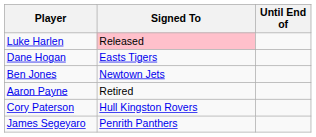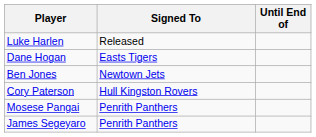(122, 41) pink background -> (122, 41) no background
- row: (37, 91)
+ row: (43, 108)
